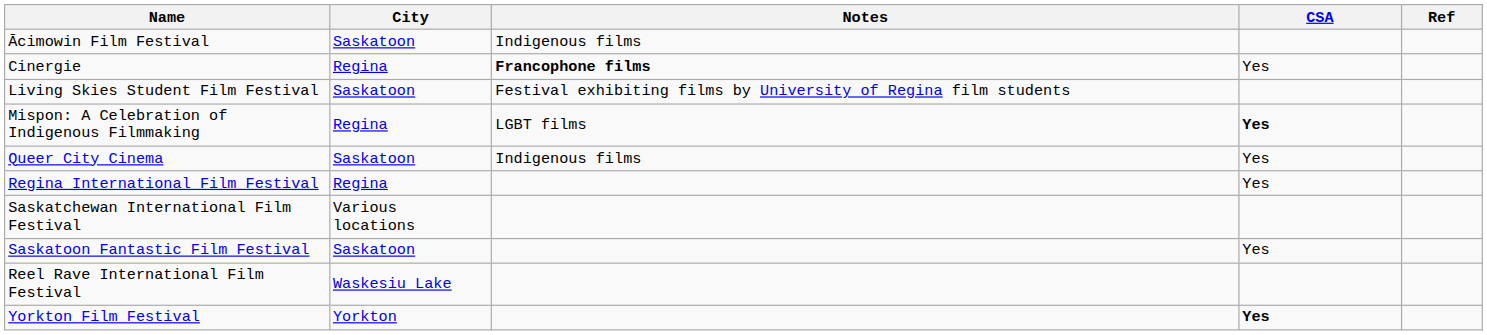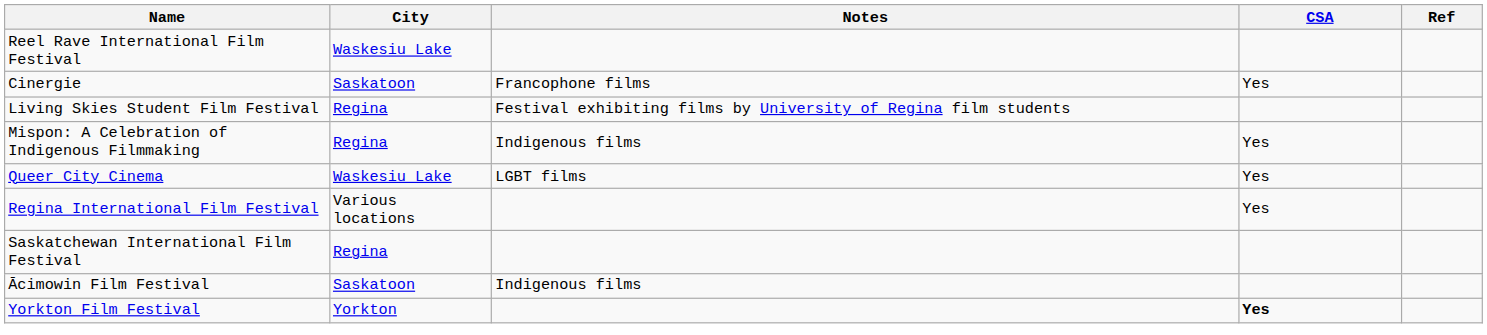rows swapped: (109, 42) <-> (136, 284)
(360, 67) Regina -> (374, 84) Saskatoon
(573, 67) bold -> (573, 84) normal
(374, 91) Saskatoon -> (360, 109) Regina
(541, 125) LGBT films -> (568, 142) Indigenous films
(1256, 125) bold -> (1256, 142) normal
(374, 158) Saskatoon -> (392, 176) Waskesiu Lake
(568, 158) Indigenous films -> (541, 176) LGBT films
(360, 183) Regina -> (374, 210) Various locations
(374, 217) Various locations -> (360, 252) Regina
- row: (159, 250)
